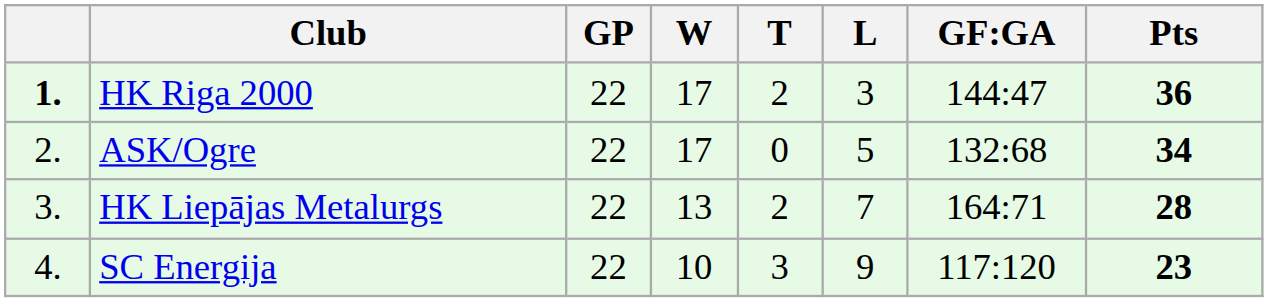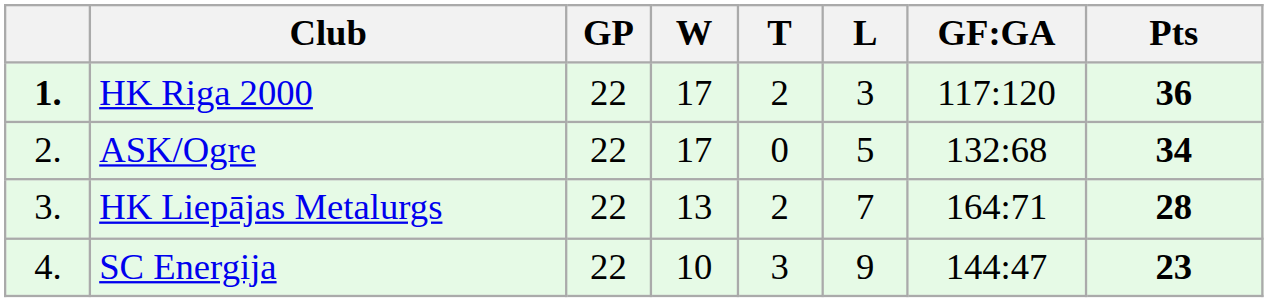(997, 91) 144:47 -> (997, 91) 117:120
(997, 265) 117:120 -> (997, 265) 144:47
